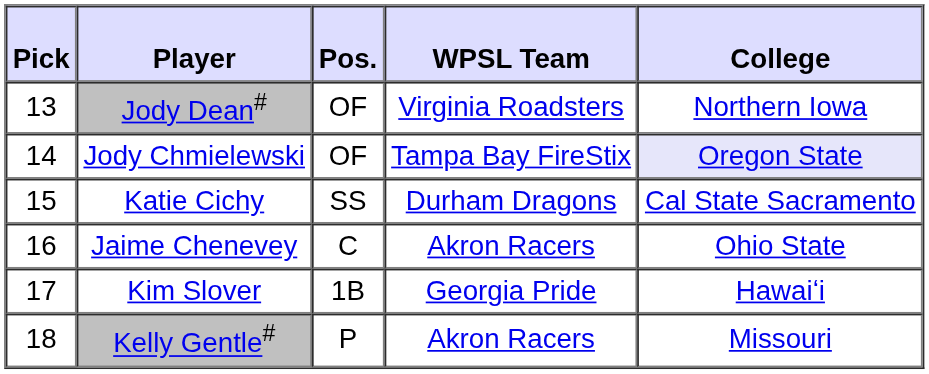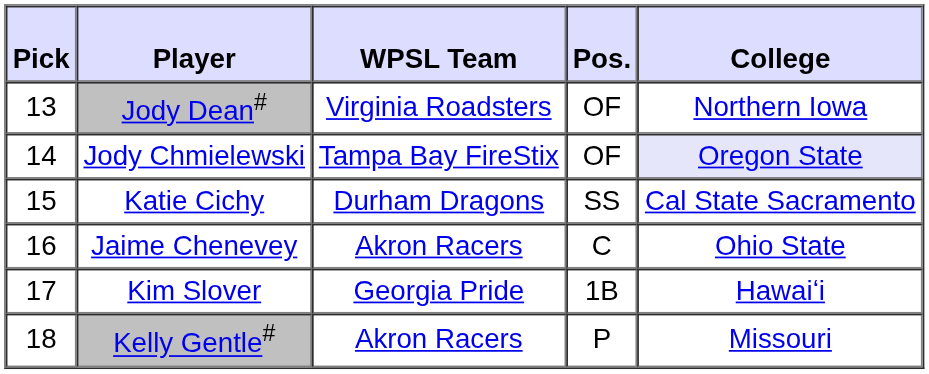columns swapped: (348, 58) <-> (511, 58)
